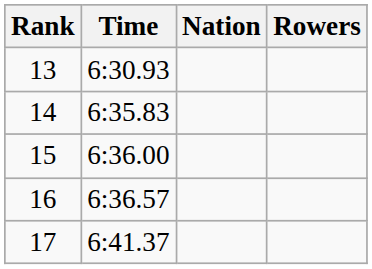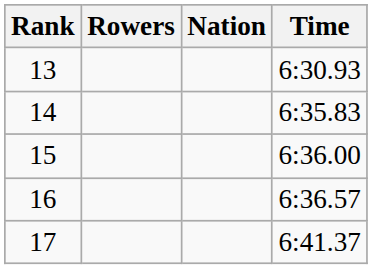columns swapped: (317, 26) <-> (128, 26)
